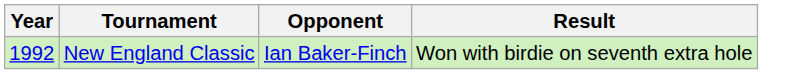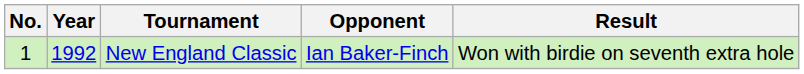+ column: (26, 21)
